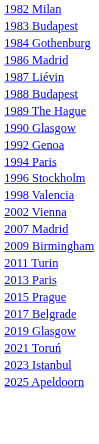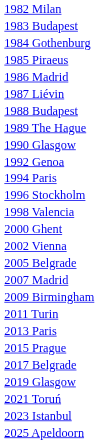+ row: (36, 60)
+ row: (33, 229)
+ row: (40, 263)
